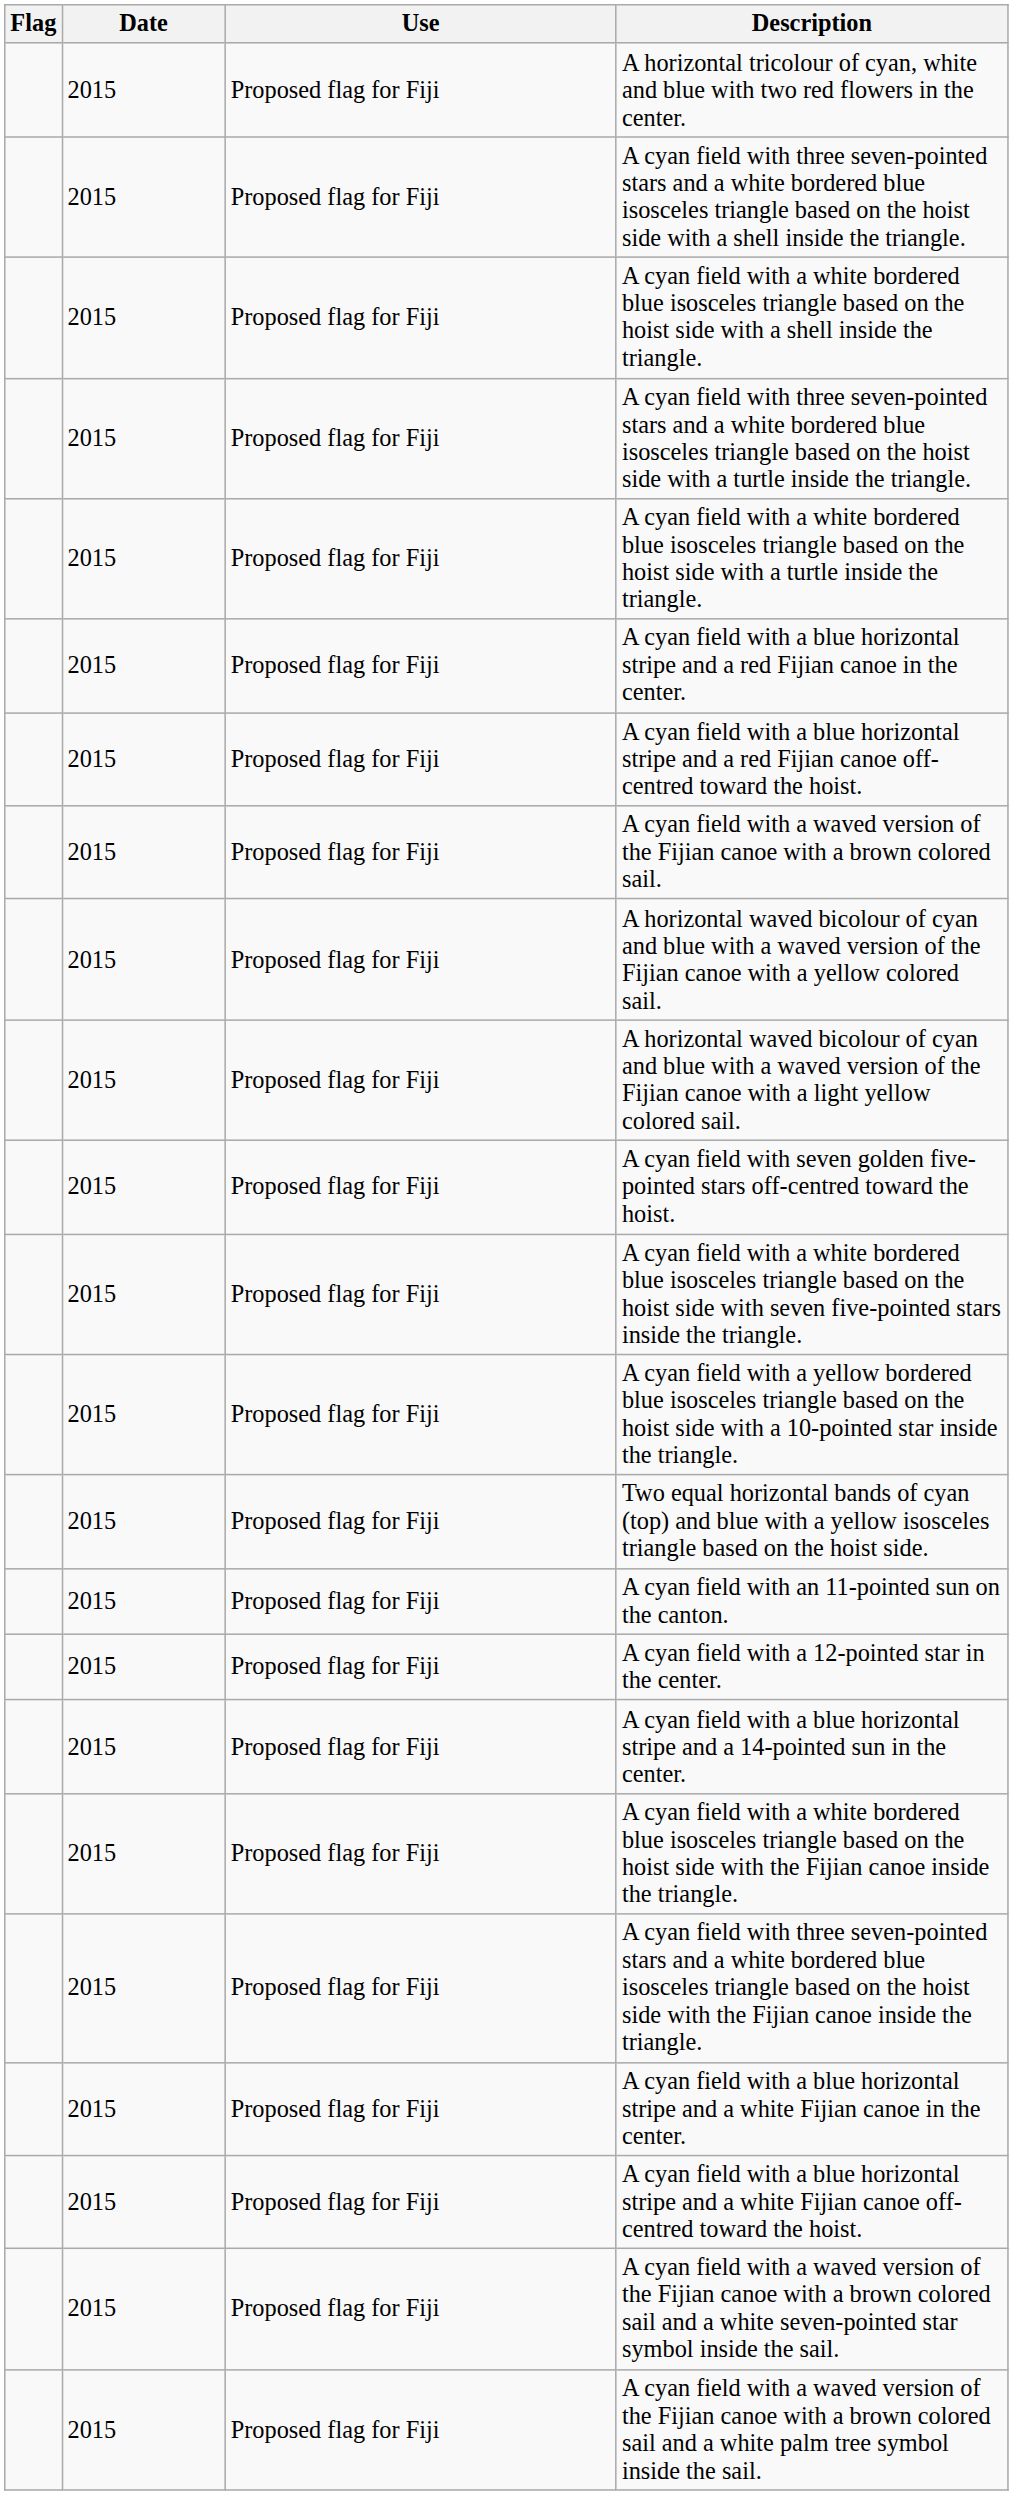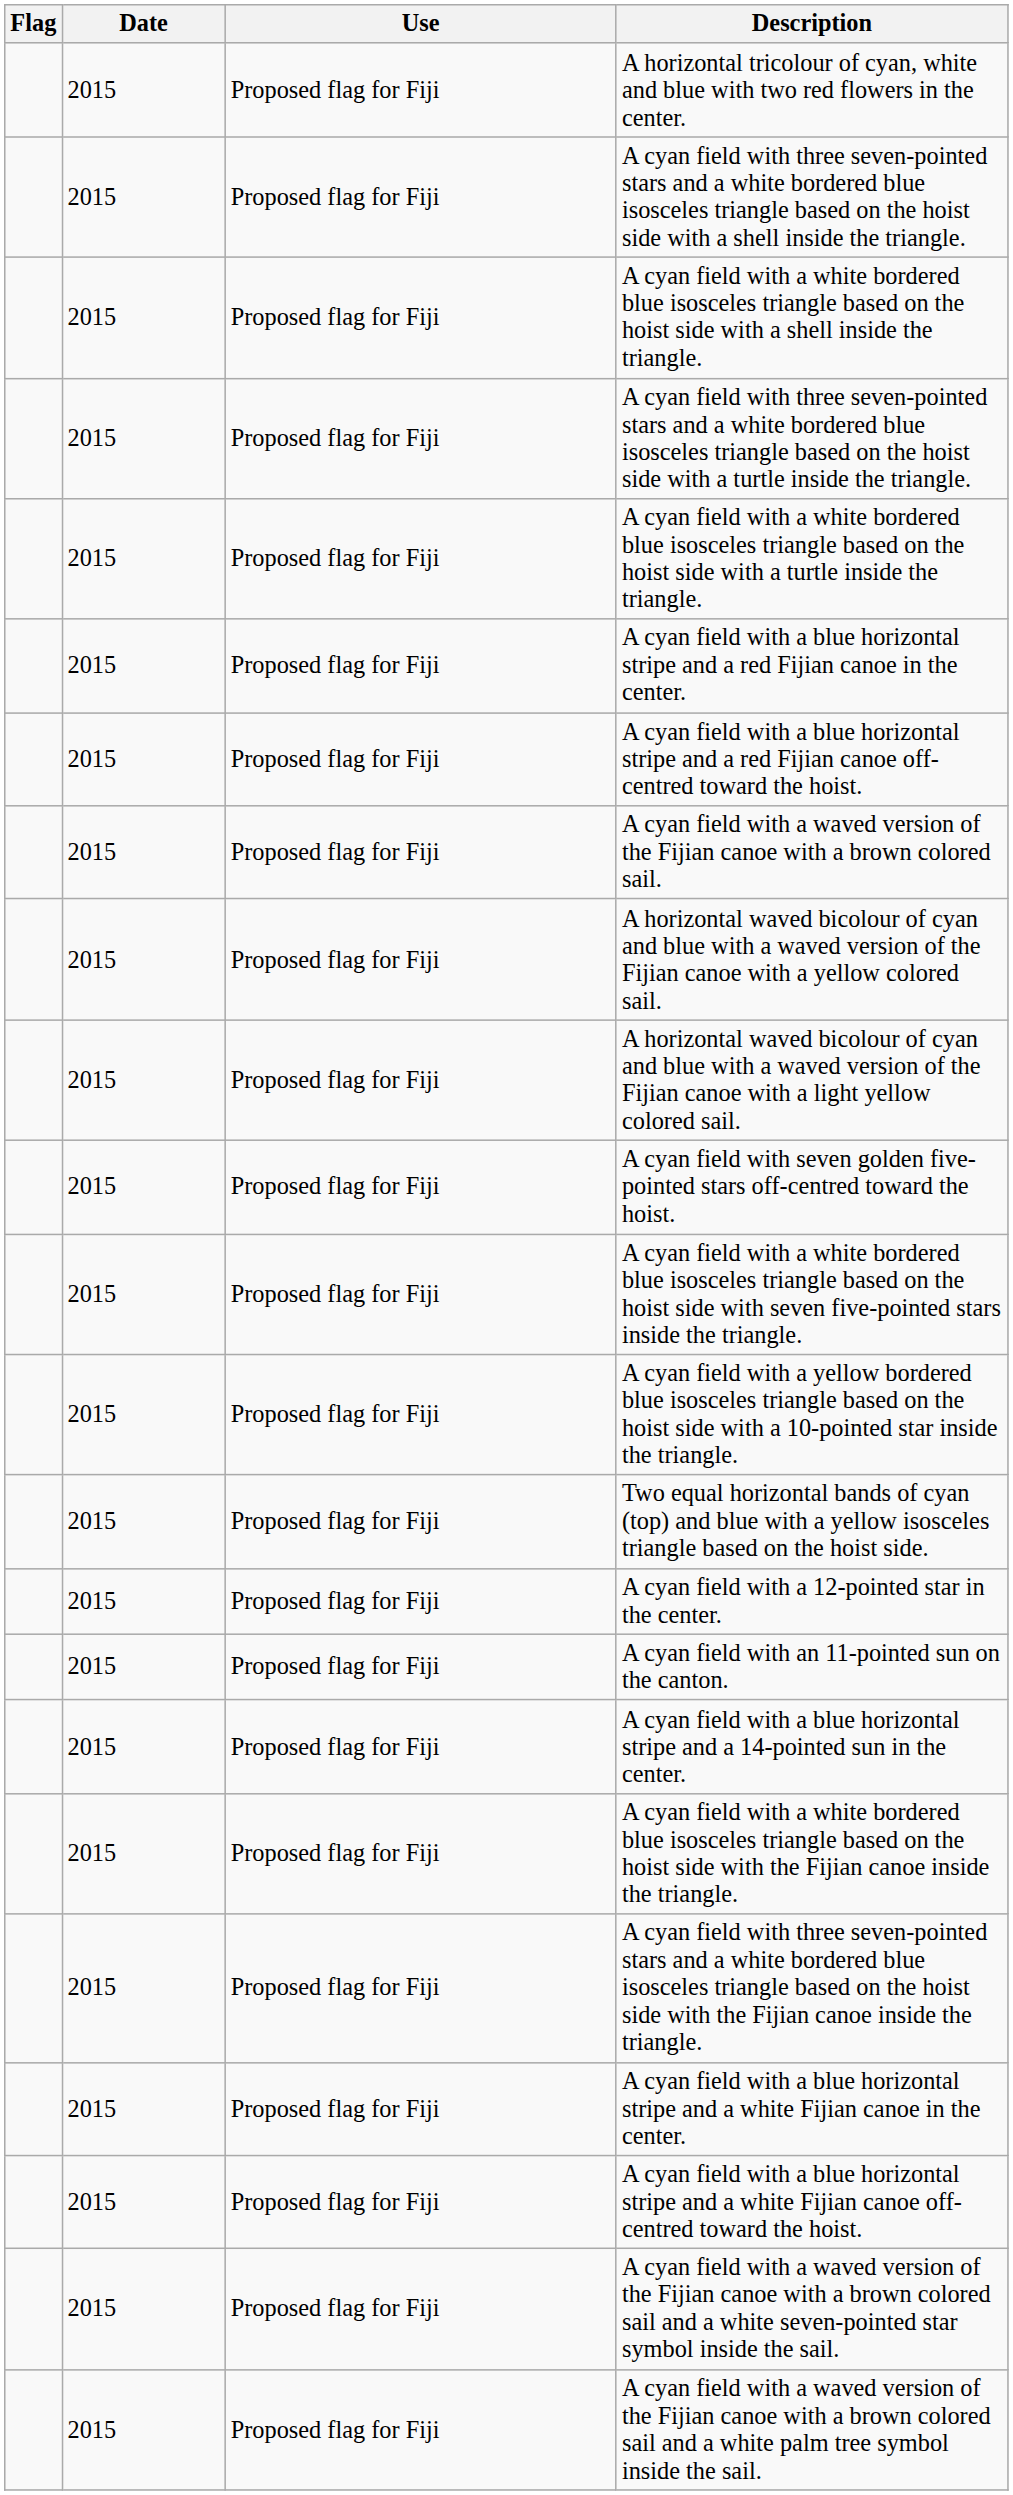rows swapped: (811, 1600) <-> (803, 1666)
